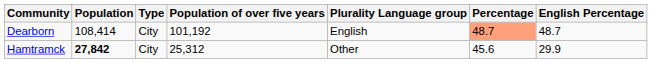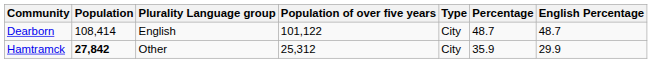columns swapped: (151, 13) <-> (399, 13)
(190, 31) 101,192 -> (301, 31) 101,122
(483, 31) lightsalmon background -> (483, 31) no background
(483, 49) 45.6 -> (483, 49) 35.9
